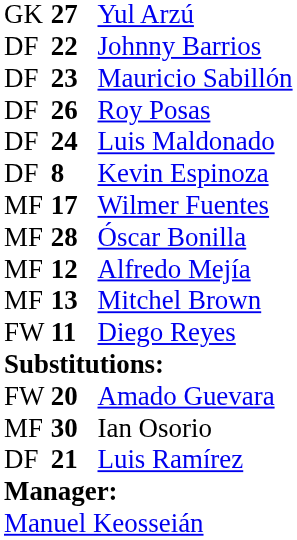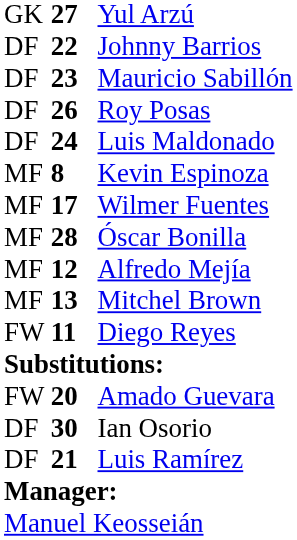(21, 173) DF -> (23, 173) MF
(23, 427) MF -> (21, 427) DF
